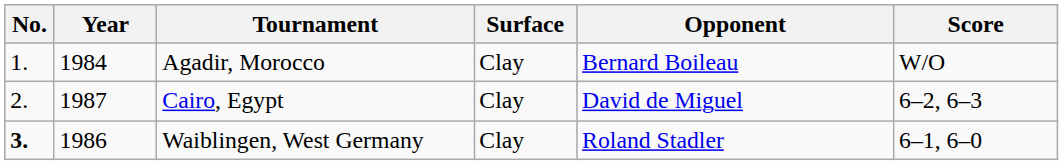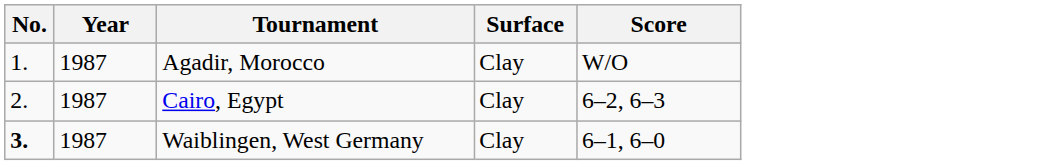- column: (735, 23)
(83, 61) 1984 -> (83, 61) 1987
(83, 138) 1986 -> (83, 138) 1987
